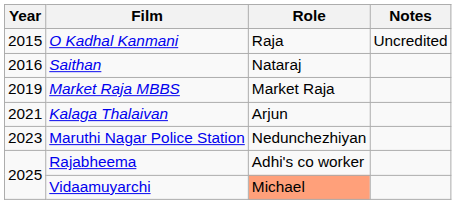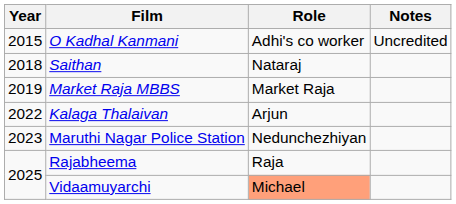(268, 41) Raja -> (308, 41) Adhi's co worker
(25, 65) 2016 -> (25, 65) 2018
(25, 114) 2021 -> (25, 114) 2022
(308, 162) Adhi's co worker -> (268, 162) Raja
